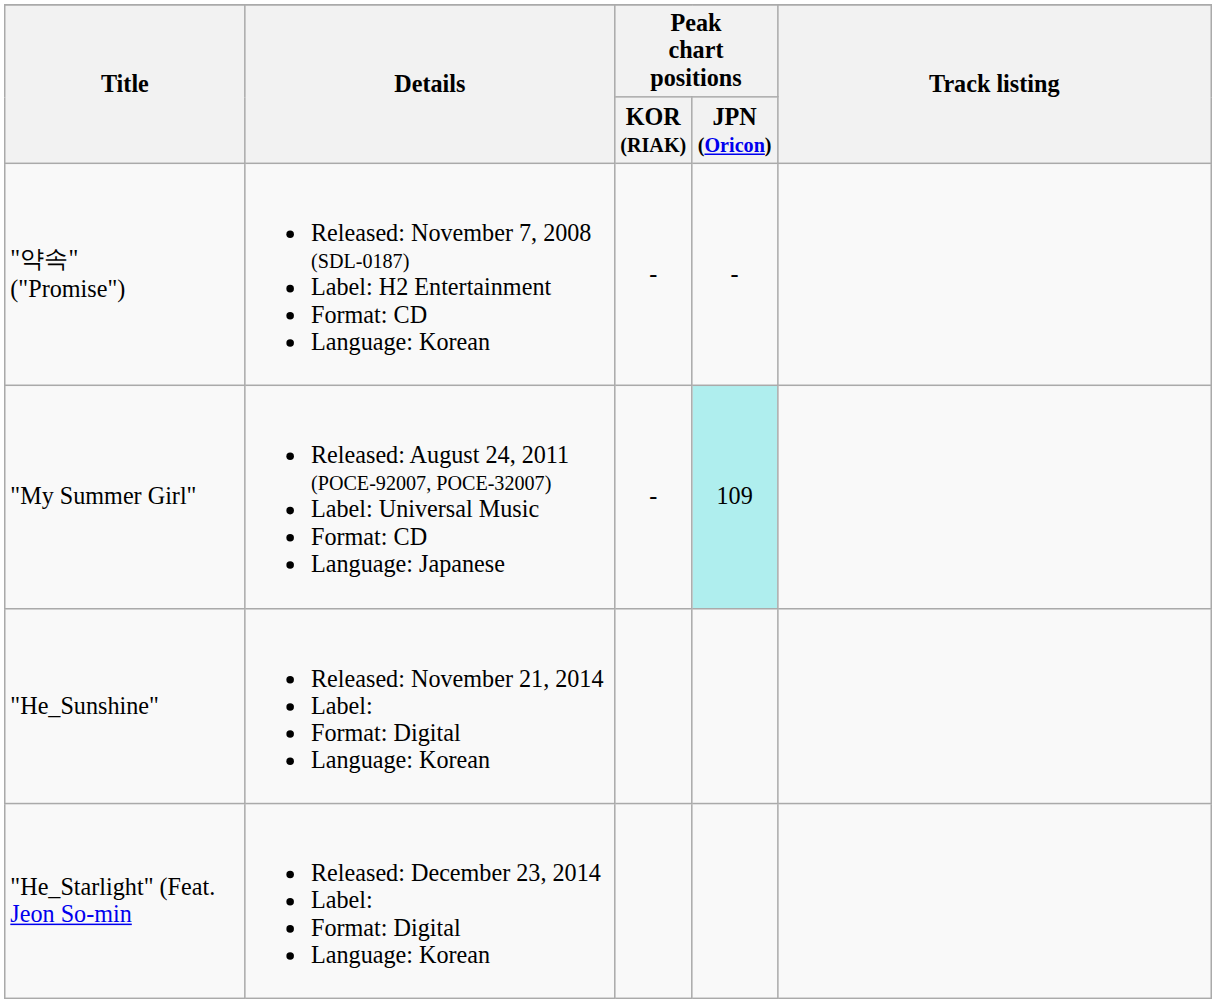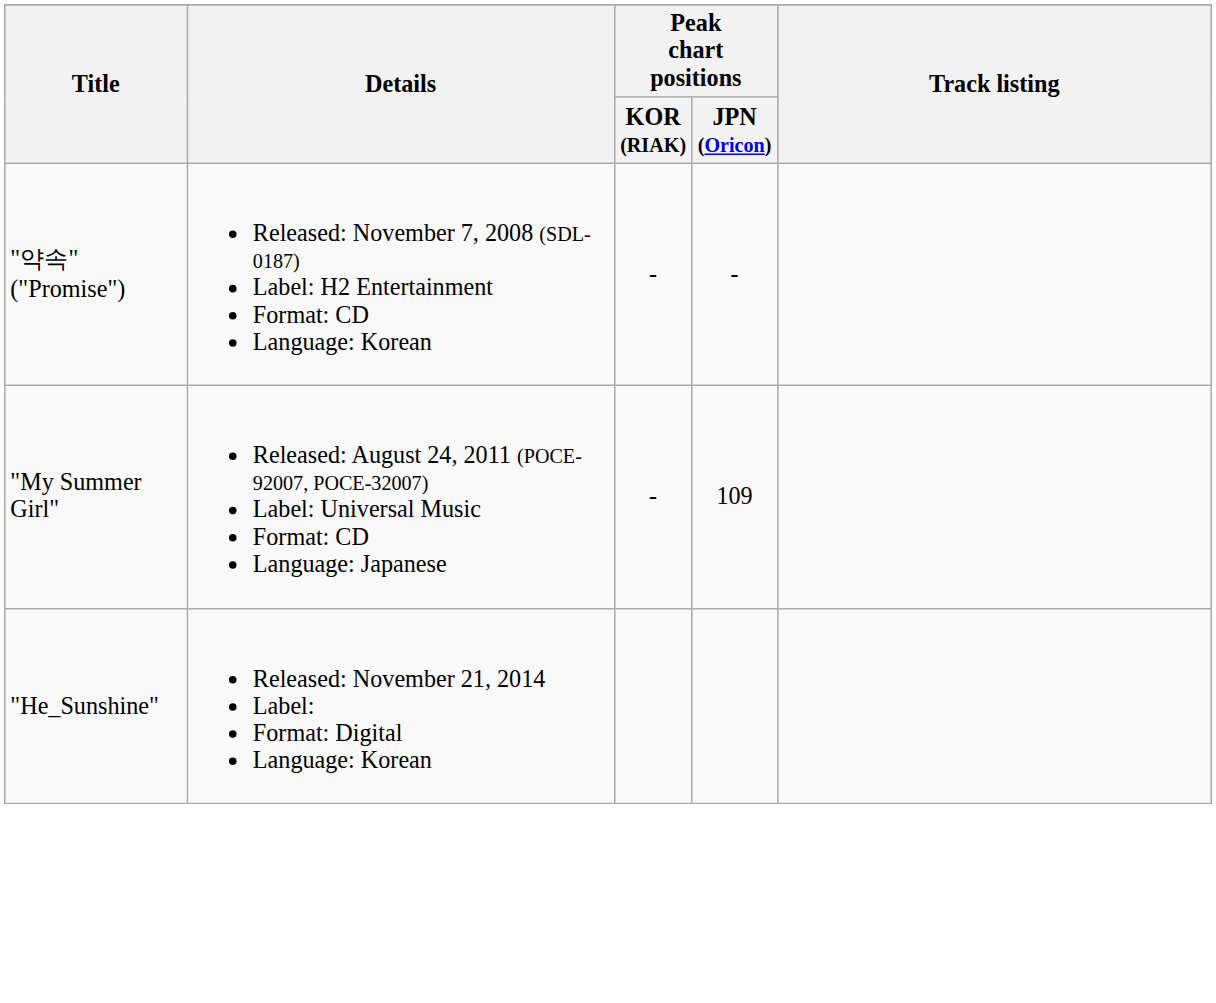(735, 496) paleturquoise background -> (735, 496) no background
- row: (113, 900)
